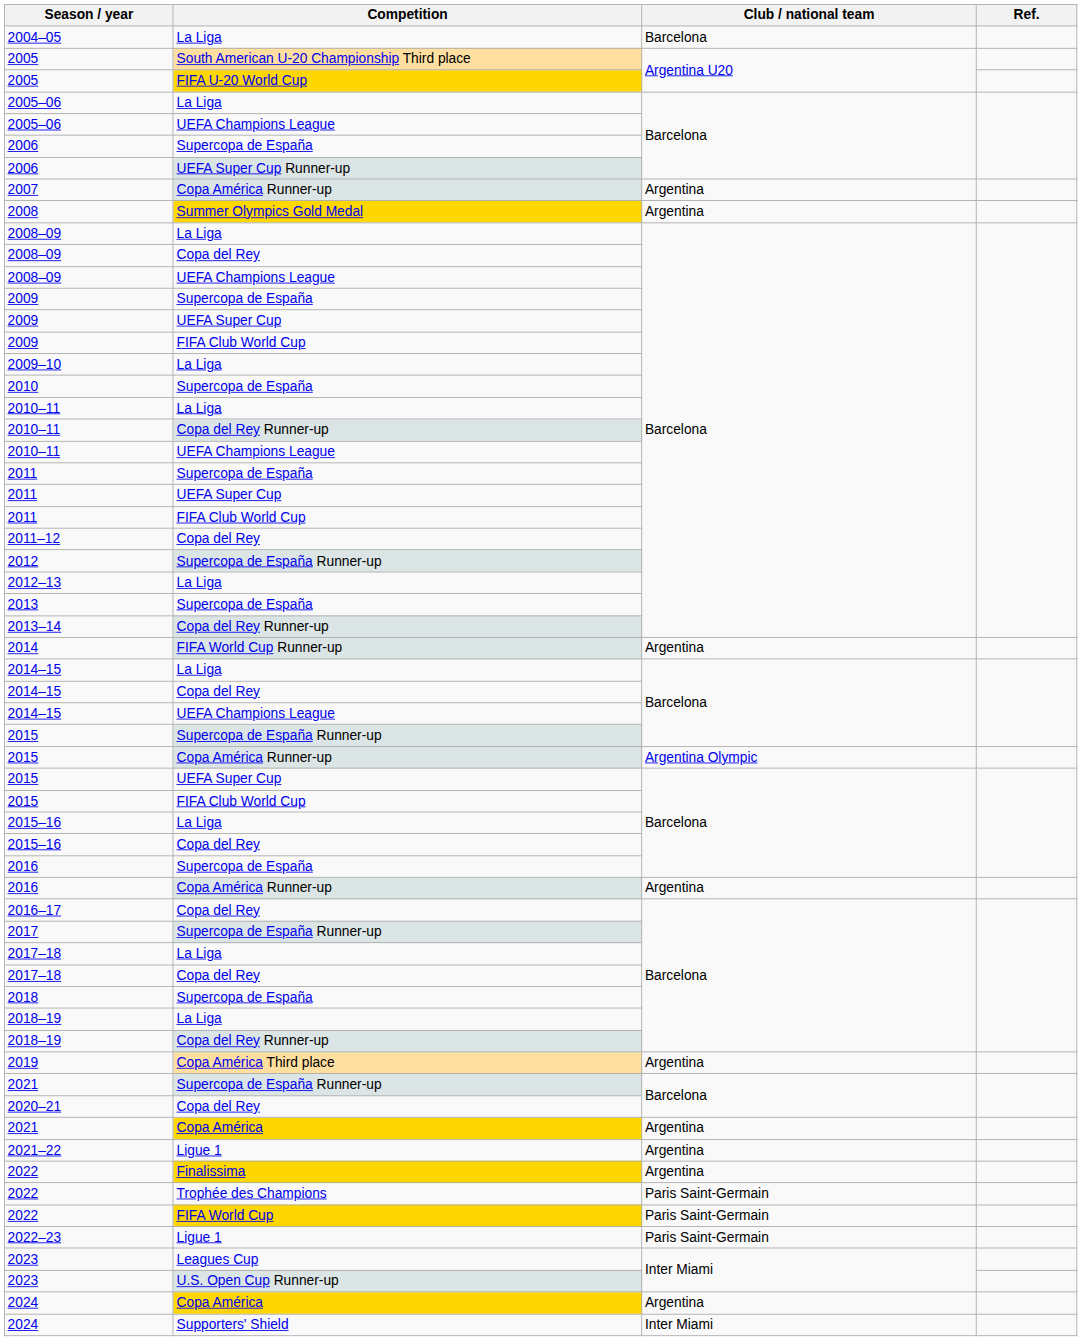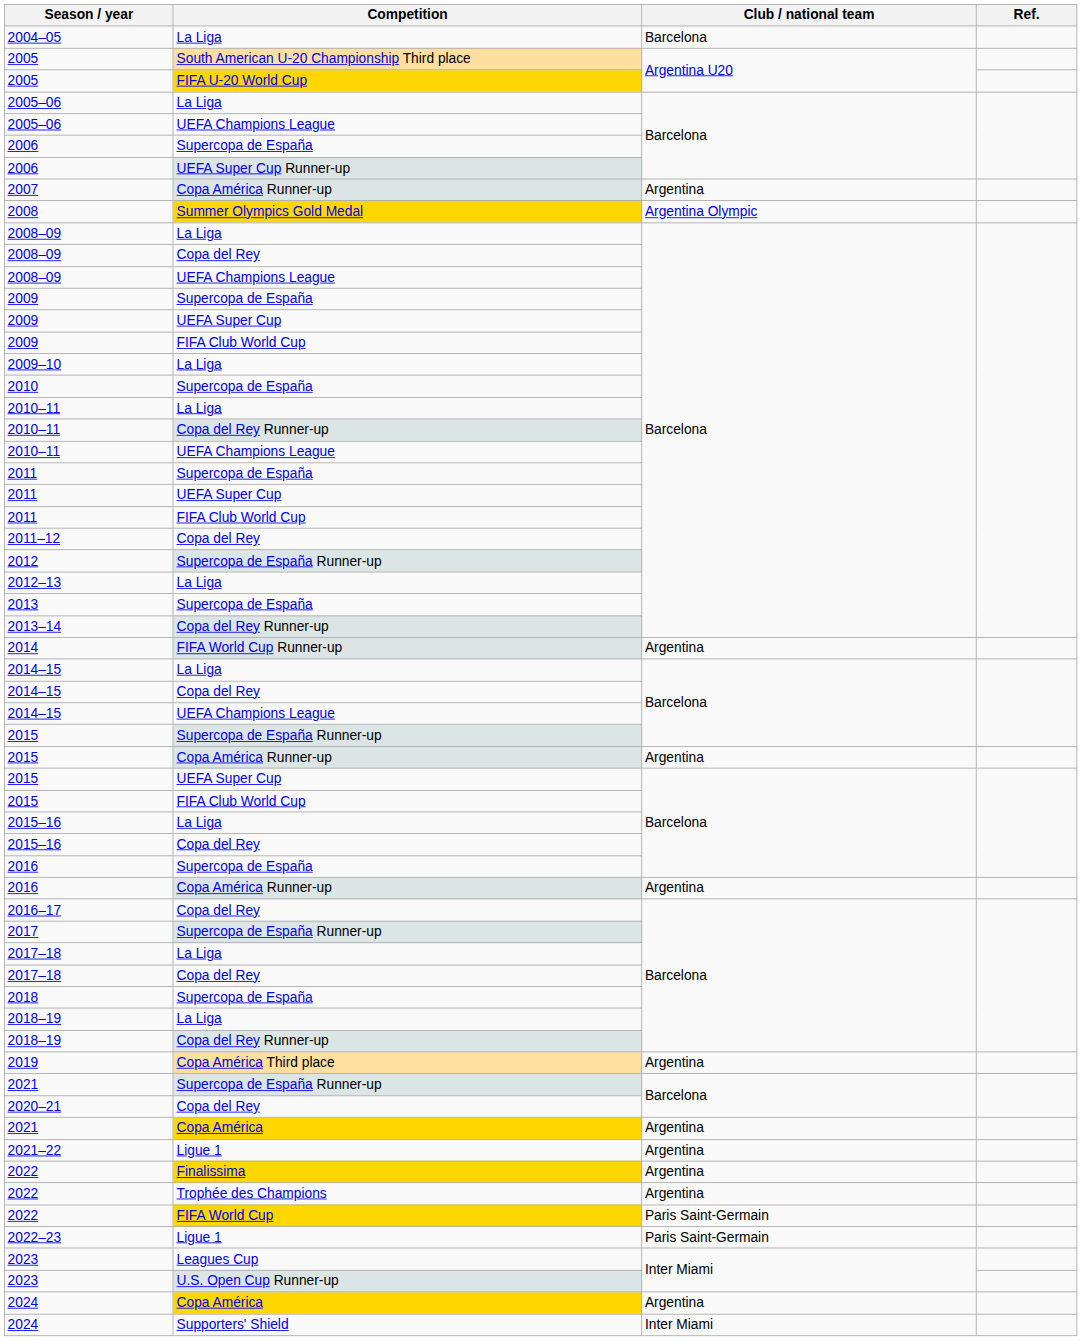(674, 211) Argentina -> (701, 211) Argentina Olympic
(701, 757) Argentina Olympic -> (674, 757) Argentina
(707, 1193) Paris Saint-Germain -> (674, 1193) Argentina
